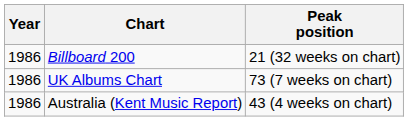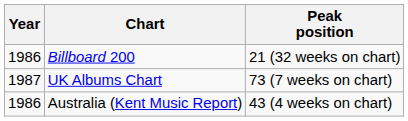(24, 80) 1986 -> (24, 80) 1987
